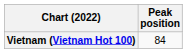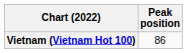(160, 40) 84 -> (160, 40) 86
